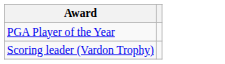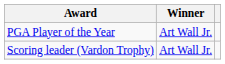+ column: (186, 13)
